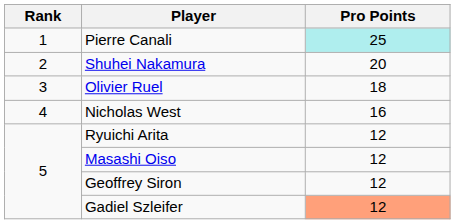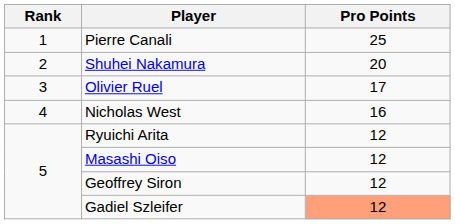(378, 40) paleturquoise background -> (378, 40) no background
(378, 87) 18 -> (378, 87) 17
